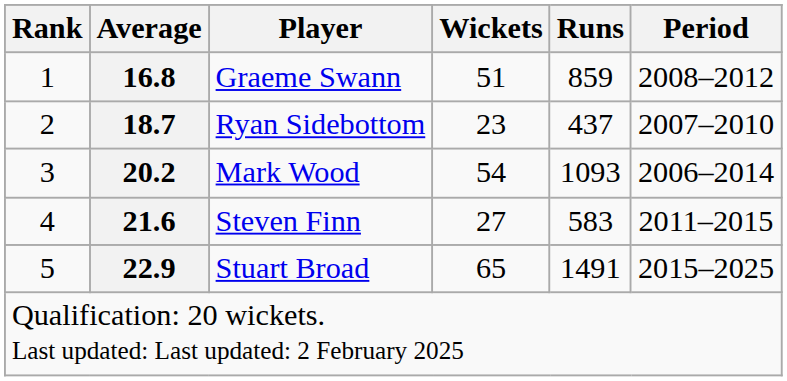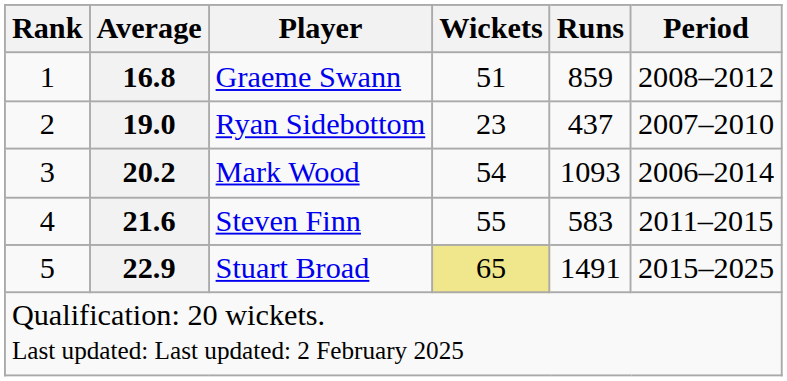(149, 124) 18.7 -> (149, 124) 19.0
(491, 220) 27 -> (491, 220) 55
(491, 268) no background -> (491, 268) khaki background
